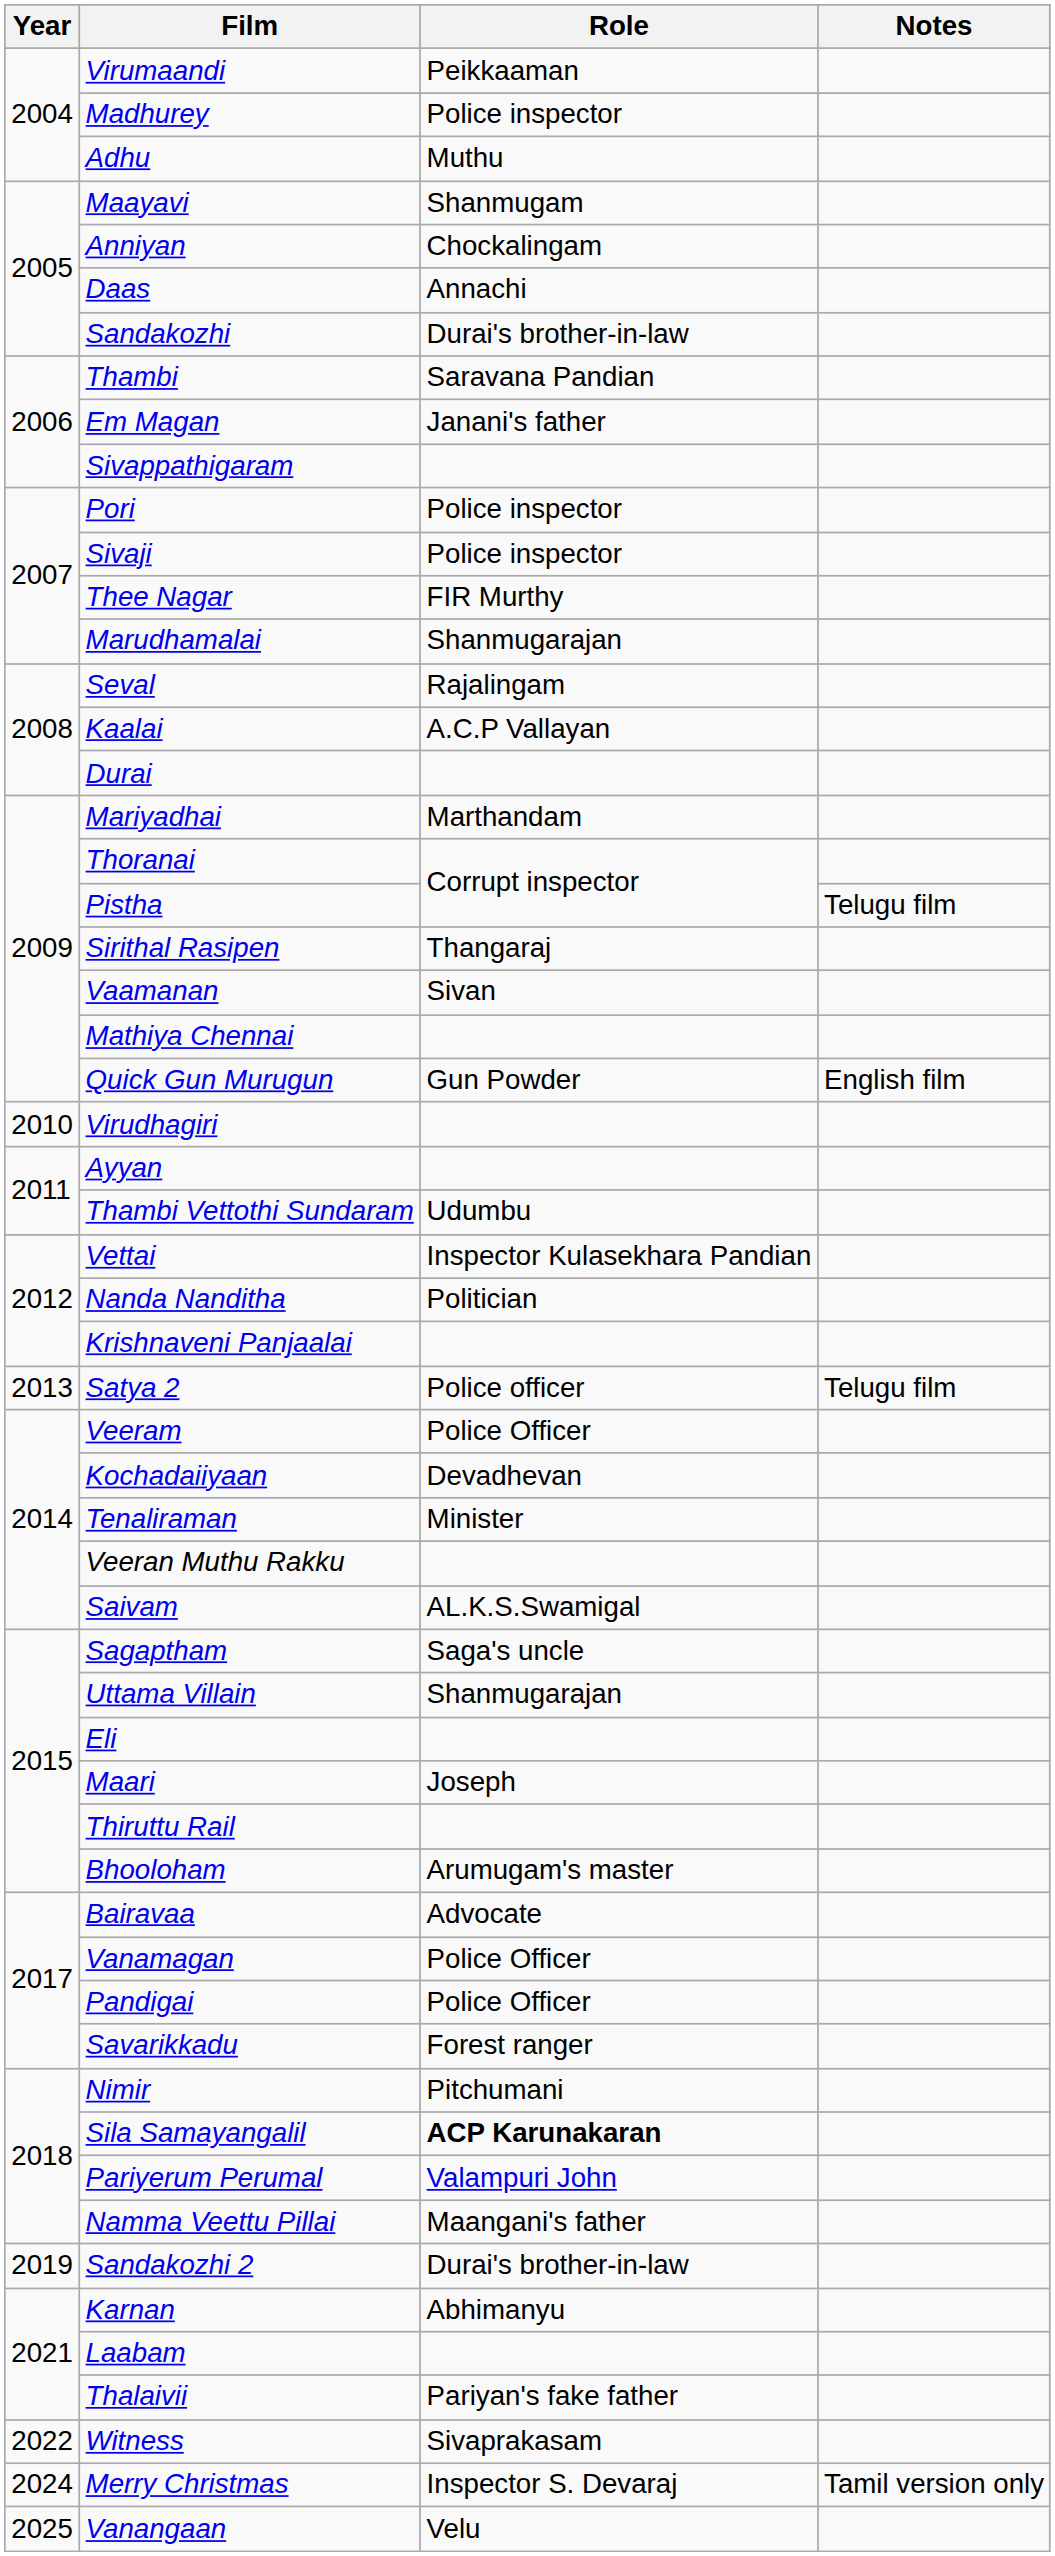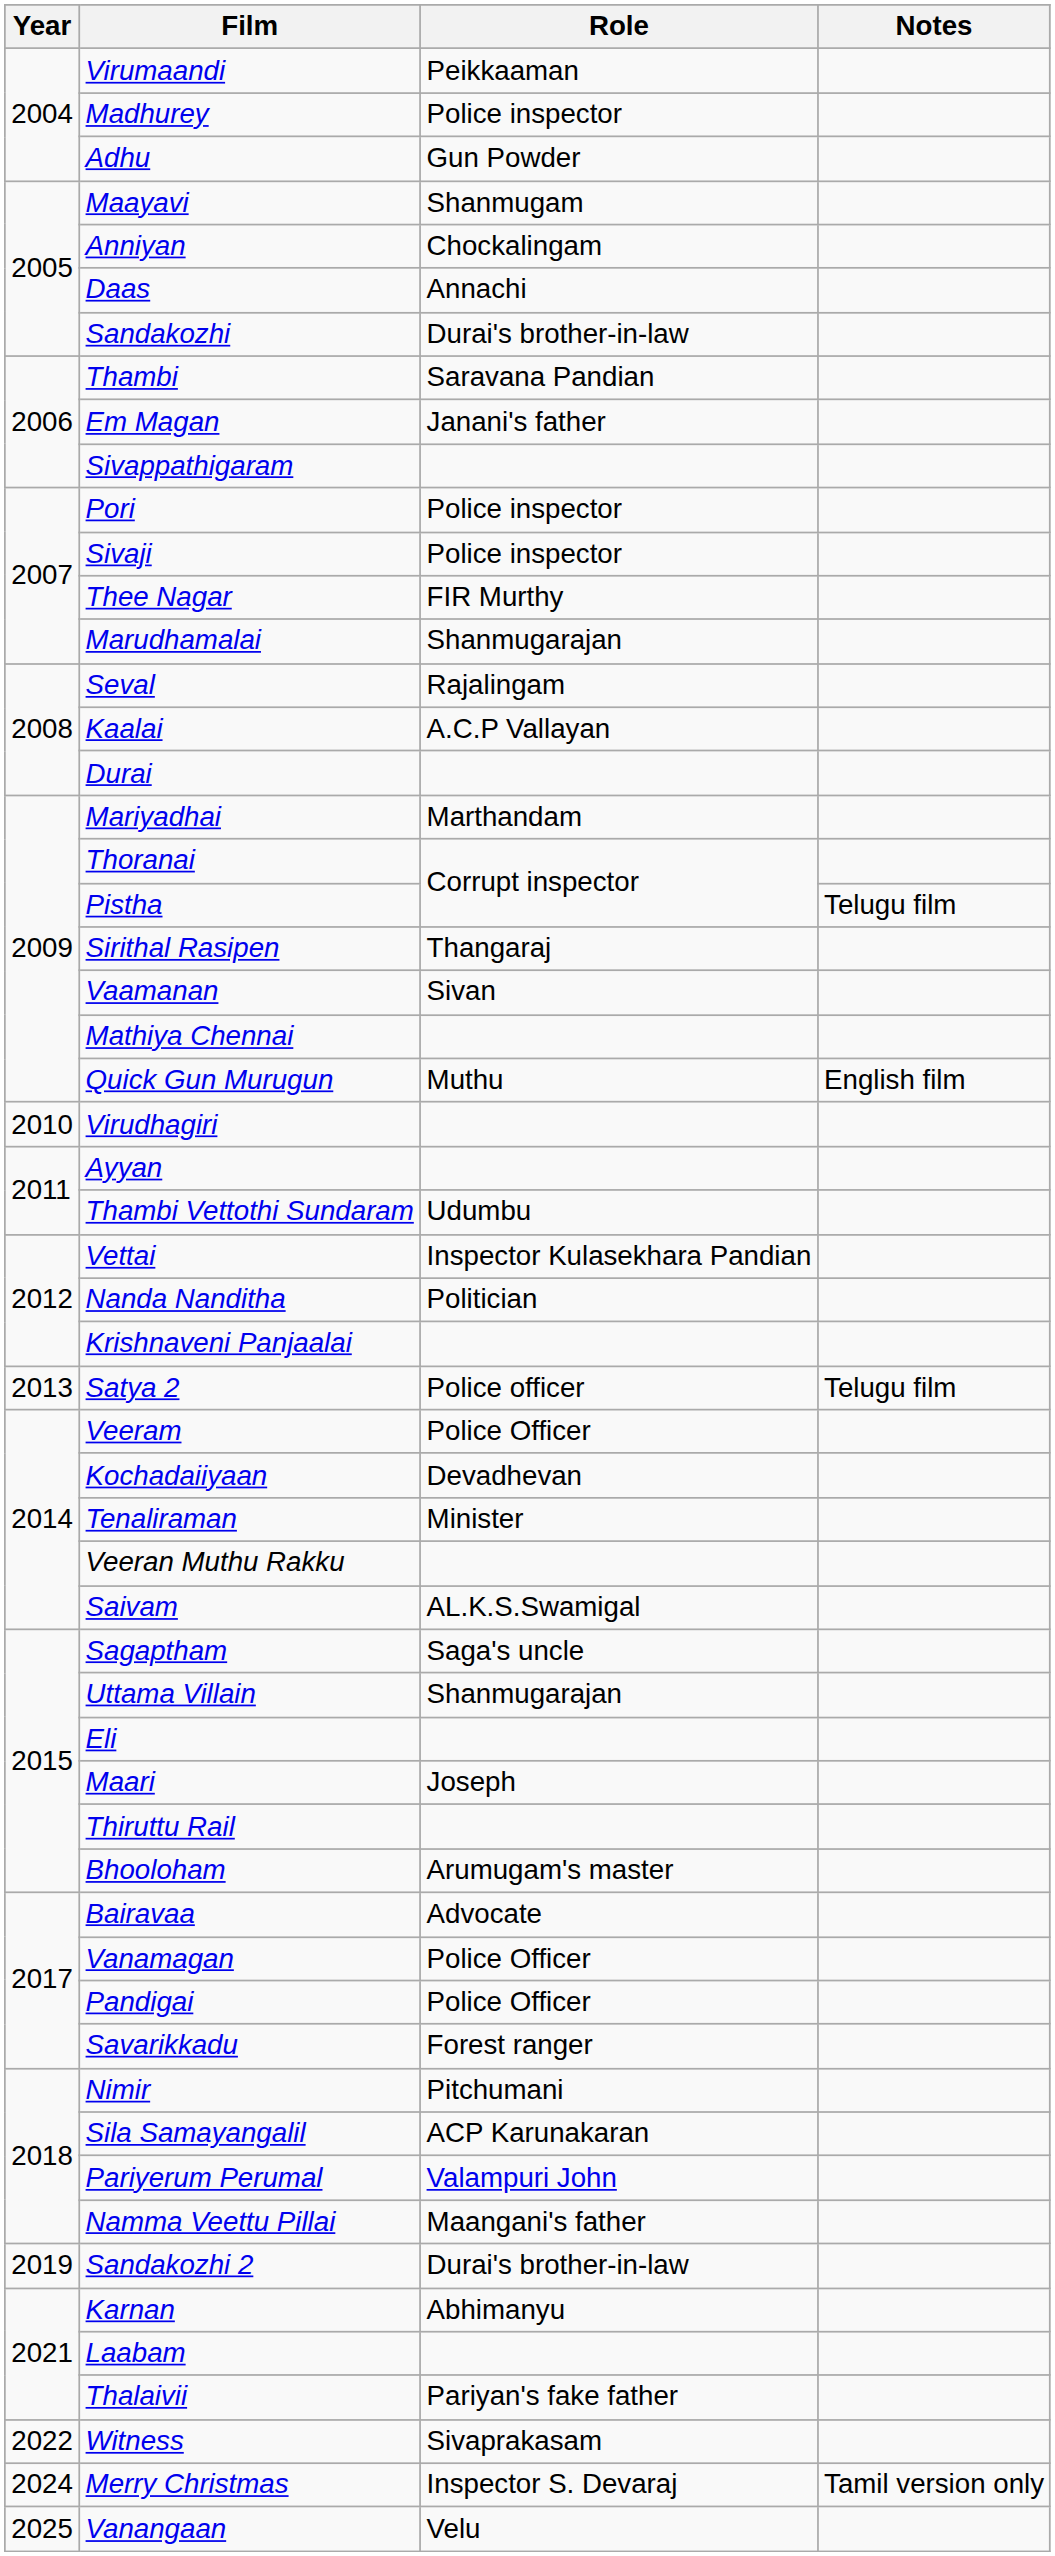(465, 158) Muthu -> (504, 158) Gun Powder
(504, 1080) Gun Powder -> (465, 1080) Muthu
(544, 2133) bold -> (538, 2133) normal
